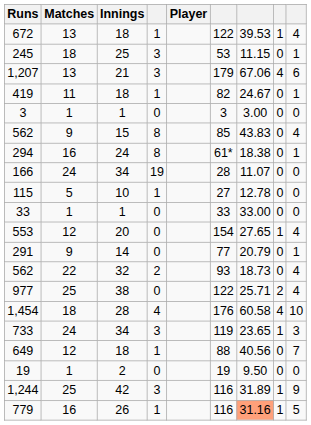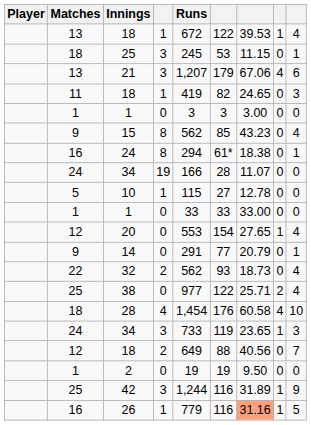columns swapped: (188, 14) <-> (23, 14)
(255, 93) 24.67 -> (255, 93) 24.65
(296, 93) 1 -> (296, 93) 3
(255, 133) 43.83 -> (255, 133) 43.23
(157, 350) 1 -> (163, 350) 2
